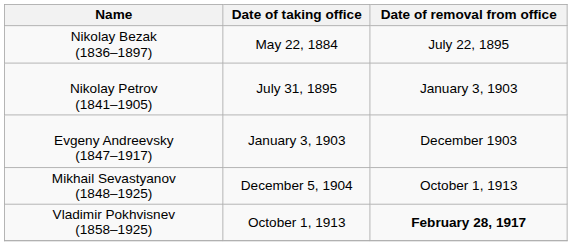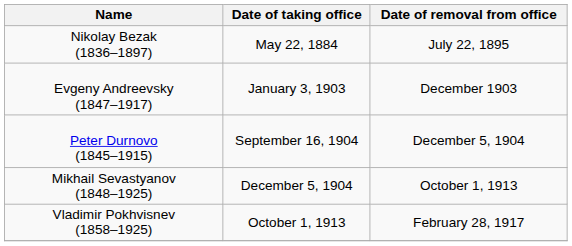- row: (114, 96)
+ row: (114, 148)
(469, 222) bold -> (469, 222) normal
